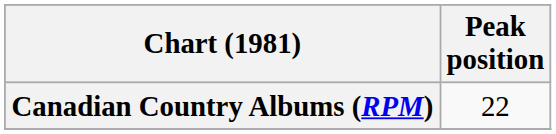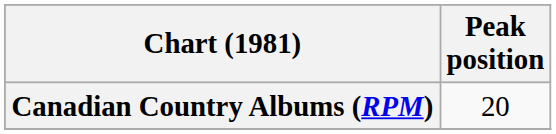(495, 105) 22 -> (495, 105) 20
